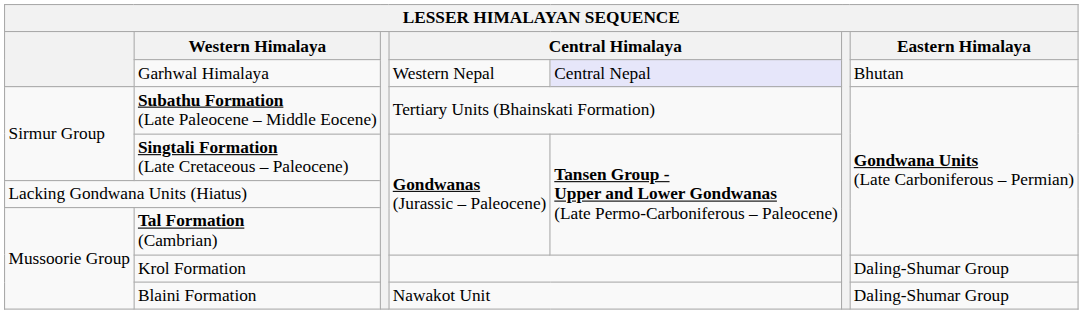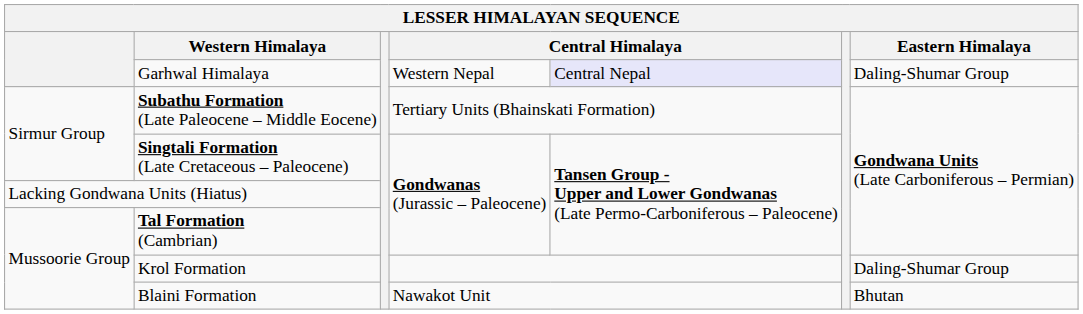(879, 73) Bhutan -> (931, 73) Daling-Shumar Group
(931, 295) Daling-Shumar Group -> (879, 295) Bhutan
